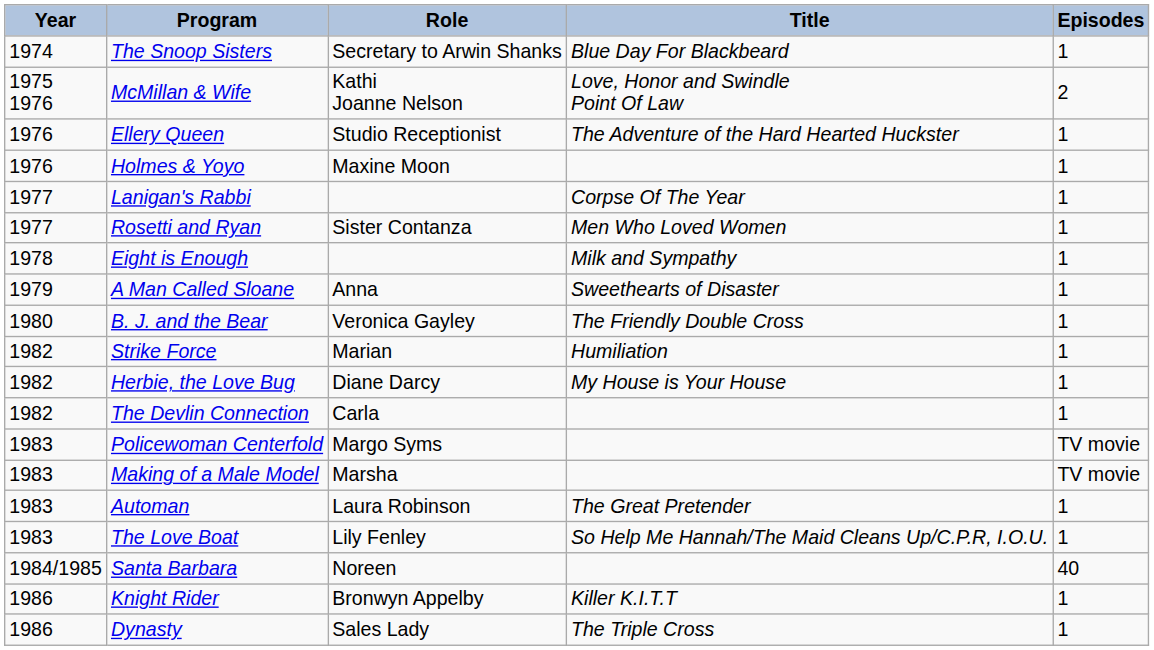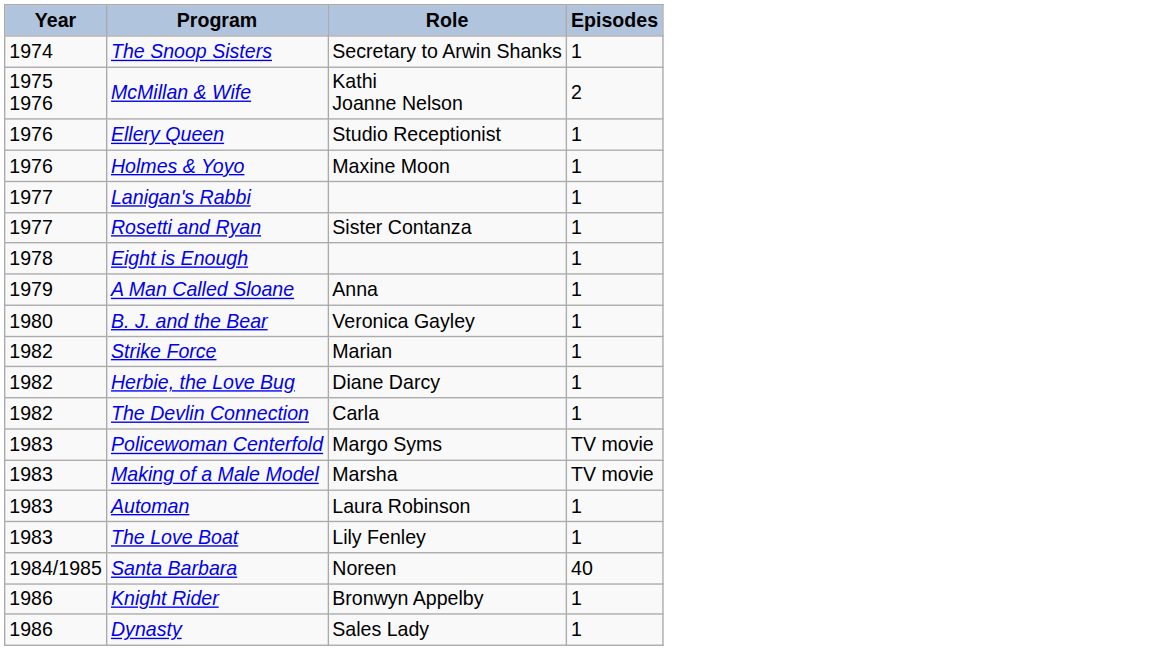- column: (810, 21)
